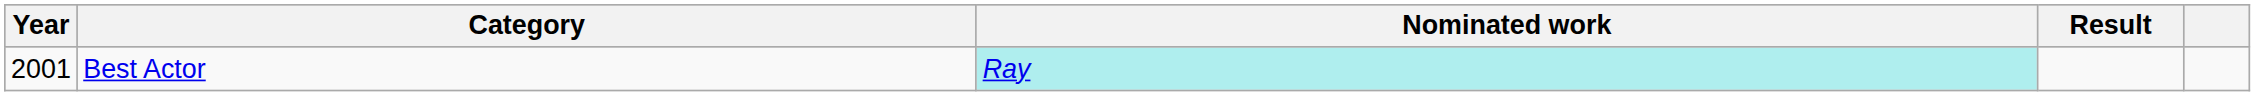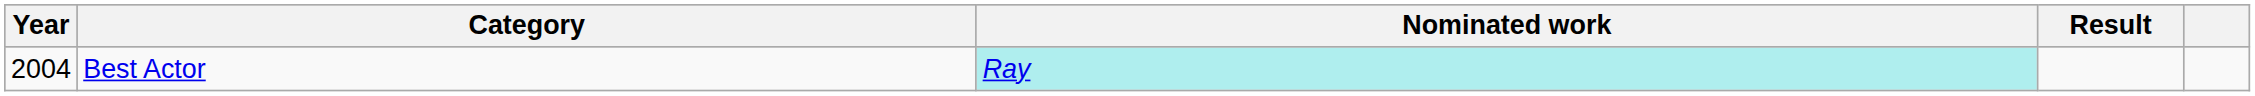(41, 68) 2001 -> (41, 68) 2004
